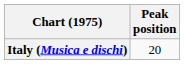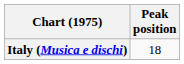(155, 49) 20 -> (155, 49) 18
